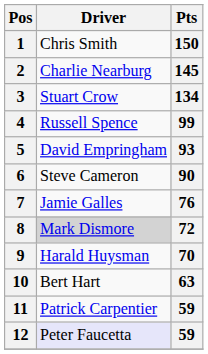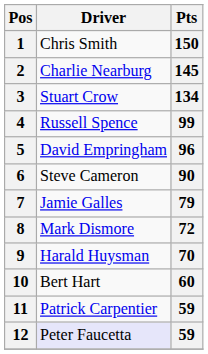(187, 149) 93 -> (187, 149) 96
(187, 202) 76 -> (187, 202) 79
(87, 229) lightgrey background -> (87, 229) no background
(187, 282) 63 -> (187, 282) 60
